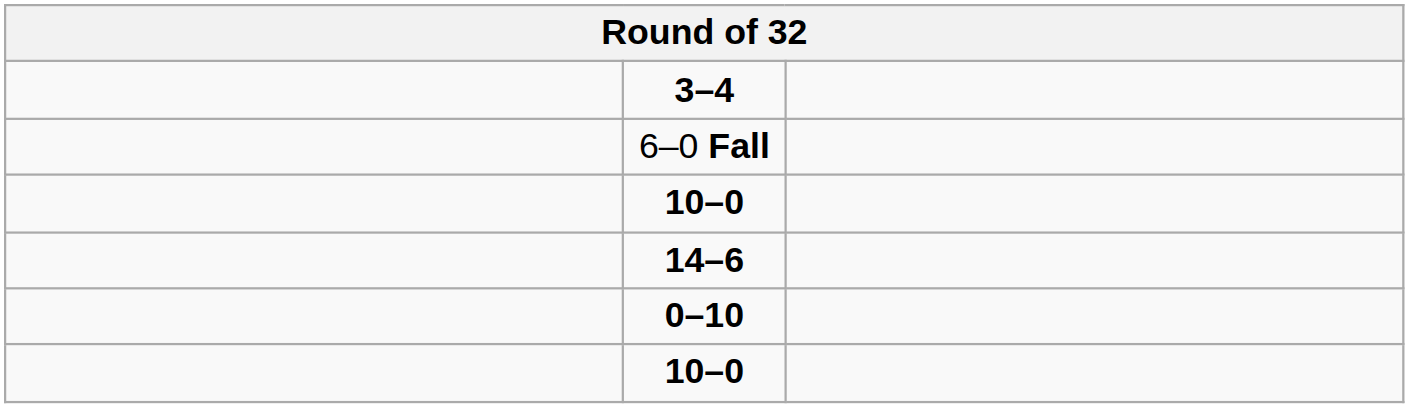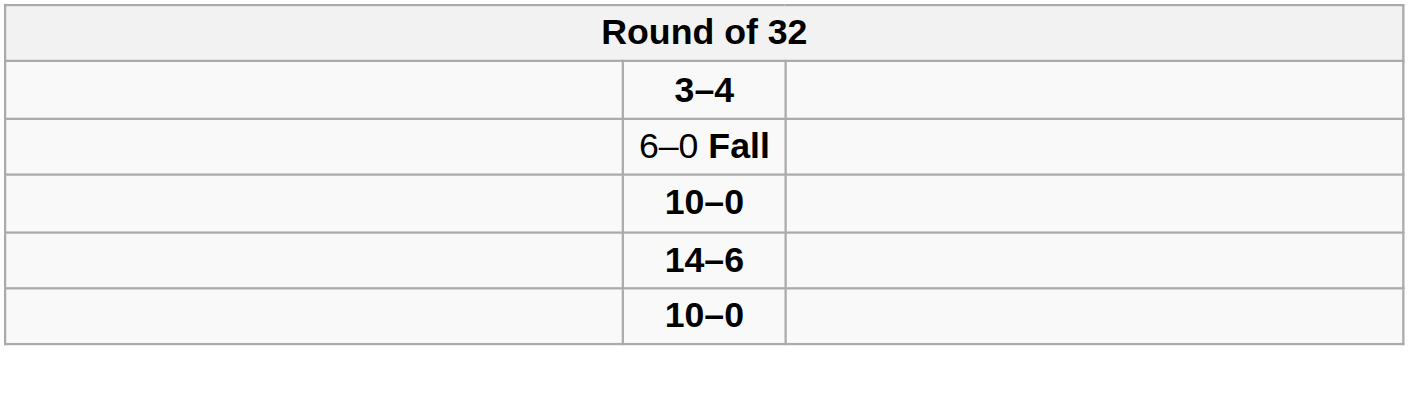- row: (314, 316)
